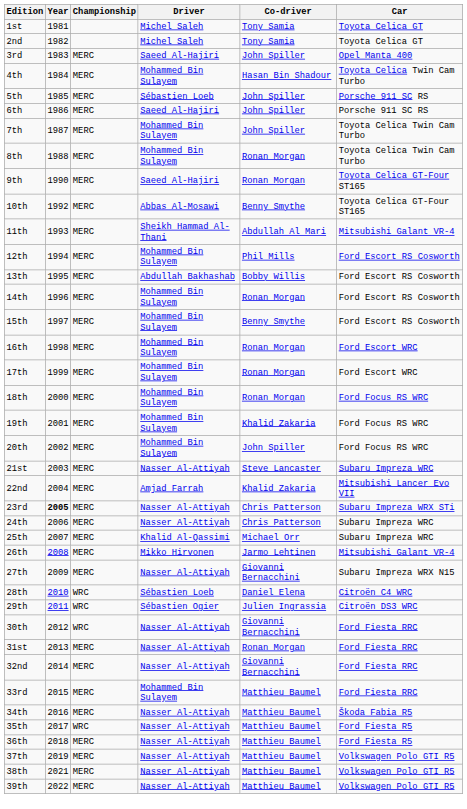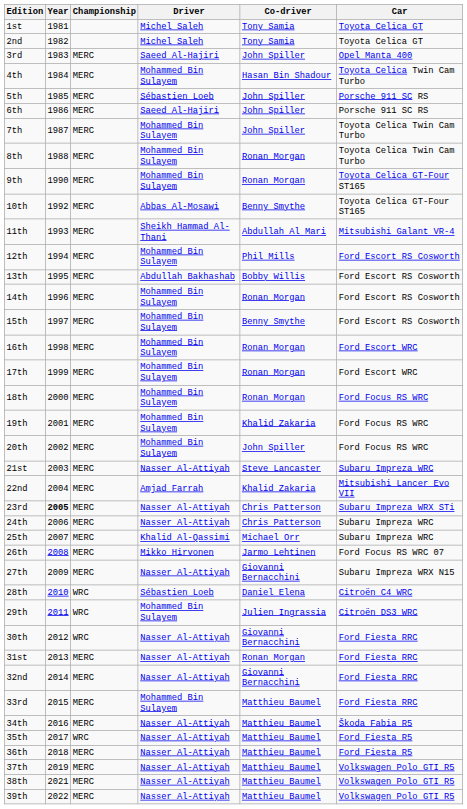(180, 181) Saeed Al-Hajiri -> (172, 181) Mohammed Bin Sulayem
(397, 552) Mitsubishi Galant VR-4 -> (391, 552) Ford Focus RS WRC 07
(180, 607) Sébastien Ogier -> (172, 612) Mohammed Bin Sulayem
